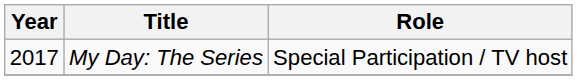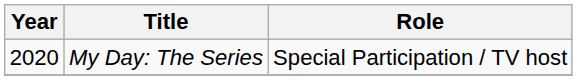(34, 57) 2017 -> (34, 57) 2020
